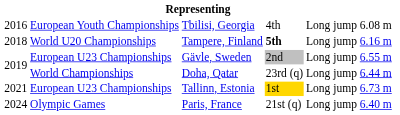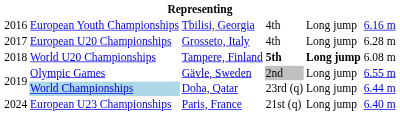(376, 25) 6.08 m -> (380, 25) 6.16 m
+ row: (216, 41)
(331, 41) normal -> (333, 57) bold
(376, 41) 6.16 m -> (380, 57) 6.08 m
(101, 57) European U23 Championships -> (68, 73) Olympic Games
(82, 73) no background -> (82, 88) lightblue background
- row: (218, 88)
(68, 104) Olympic Games -> (101, 104) European U23 Championships
